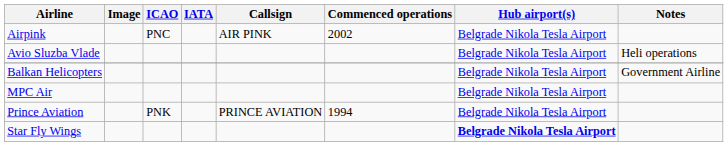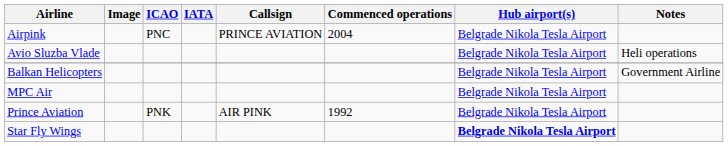(245, 33) AIR PINK -> (270, 33) PRINCE AVIATION
(340, 33) 2002 -> (340, 33) 2004
(270, 111) PRINCE AVIATION -> (245, 111) AIR PINK
(340, 111) 1994 -> (340, 111) 1992
